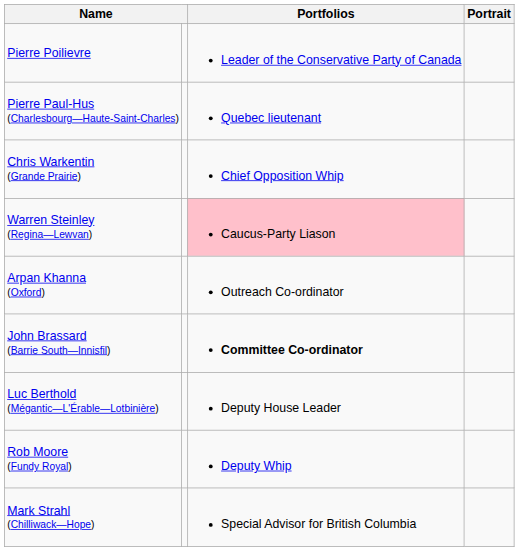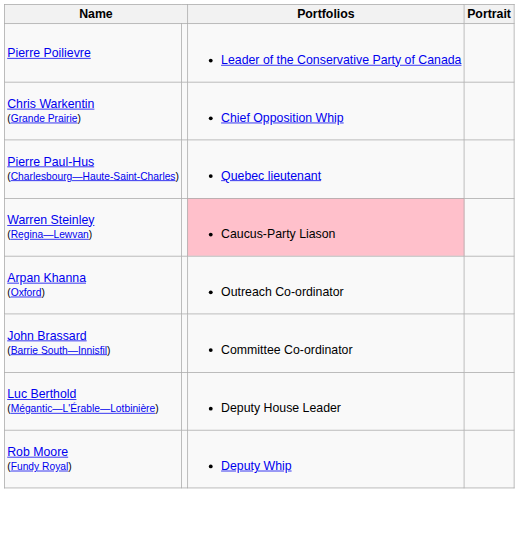rows swapped: (51, 169) <-> (93, 111)
(326, 350) bold -> (326, 350) normal
- row: (51, 517)
